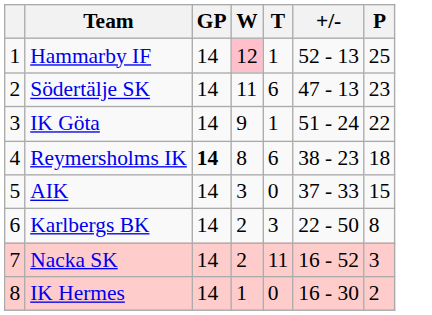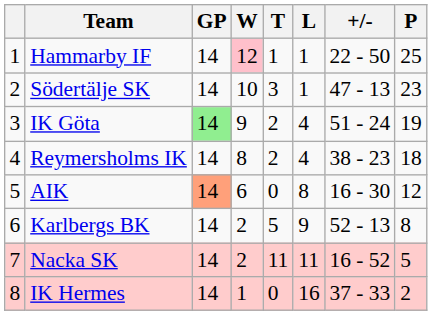+ column: (309, 21)
(329, 55) 52 - 13 -> (360, 55) 22 - 50
(247, 89) 11 -> (247, 89) 10
(273, 89) 6 -> (273, 89) 3
(207, 123) no background -> (207, 123) lightgreen background
(273, 123) 1 -> (273, 123) 2
(380, 123) 22 -> (411, 123) 19
(207, 157) bold -> (207, 157) normal
(273, 157) 6 -> (273, 157) 2
(207, 191) no background -> (207, 191) lightsalmon background
(242, 191) 3 -> (242, 191) 6
(329, 191) 37 - 33 -> (360, 191) 16 - 30
(380, 191) 15 -> (411, 191) 12
(273, 225) 3 -> (273, 225) 5
(329, 225) 22 - 50 -> (360, 225) 52 - 13
(374, 259) 3 -> (406, 259) 5
(329, 293) 16 - 30 -> (360, 293) 37 - 33
